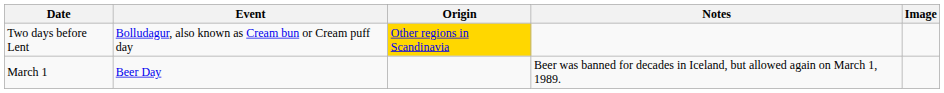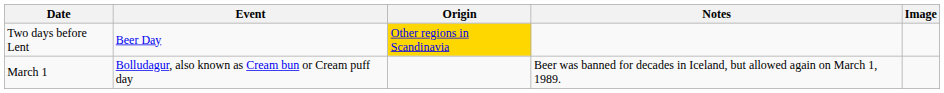(243, 39) Bolludagur, also known as Cream bun or Cream puff day -> (139, 39) Beer Day
(139, 72) Beer Day -> (243, 72) Bolludagur, also known as Cream bun or Cream puff day
